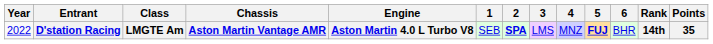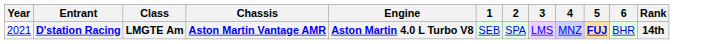- column: (689, 13)
(19, 30) 2022 -> (19, 30) 2021
(516, 30) bold -> (516, 30) normal
